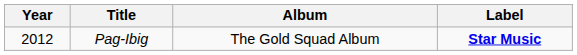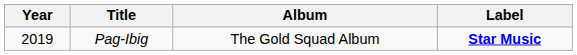(37, 38) 2012 -> (37, 38) 2019
